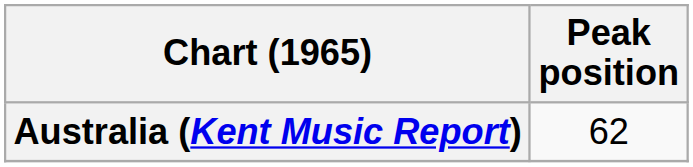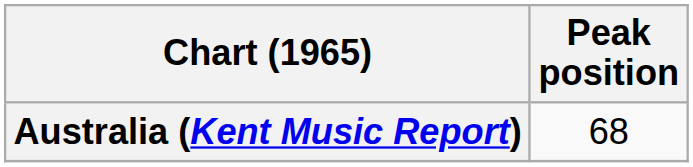(609, 131) 62 -> (609, 131) 68
